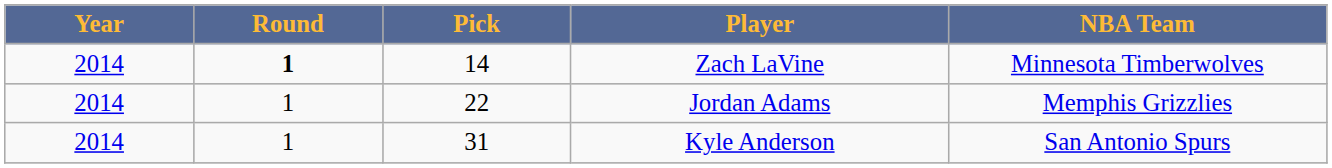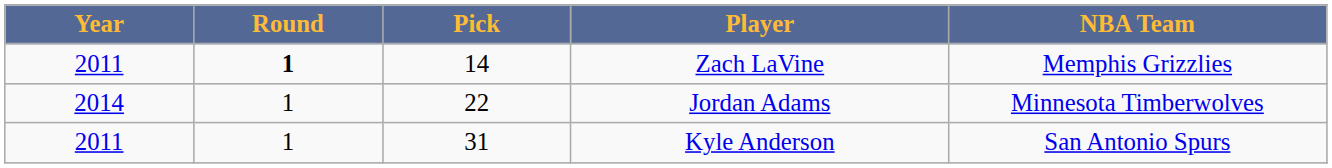(99, 63) 2014 -> (99, 63) 2011
(1137, 63) Minnesota Timberwolves -> (1137, 63) Memphis Grizzlies
(1137, 102) Memphis Grizzlies -> (1137, 102) Minnesota Timberwolves
(99, 142) 2014 -> (99, 142) 2011
